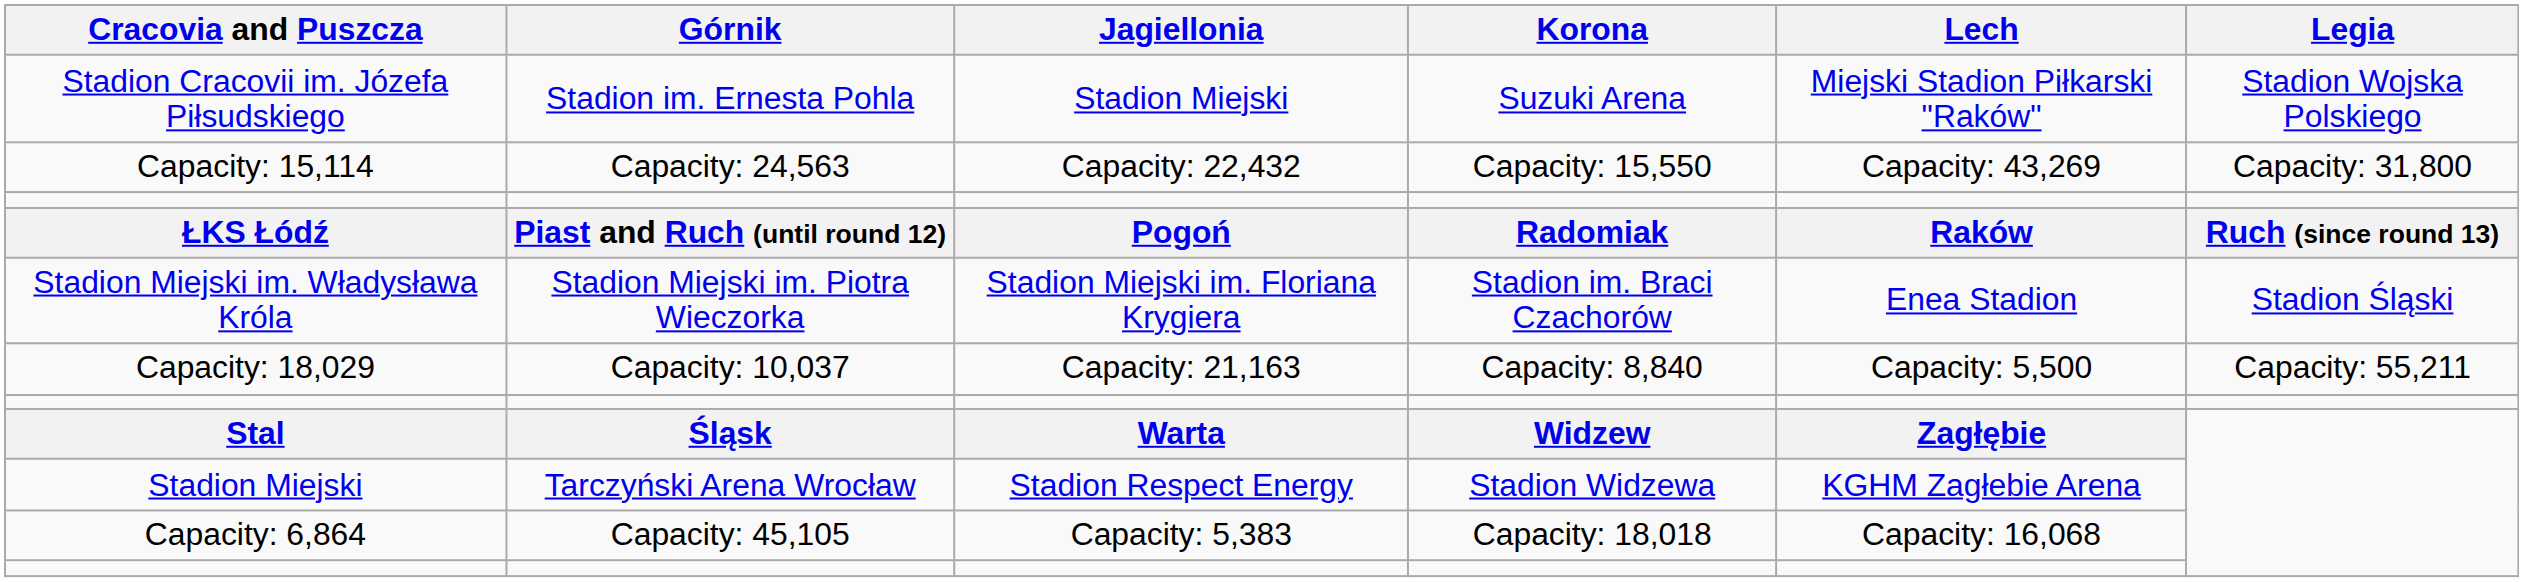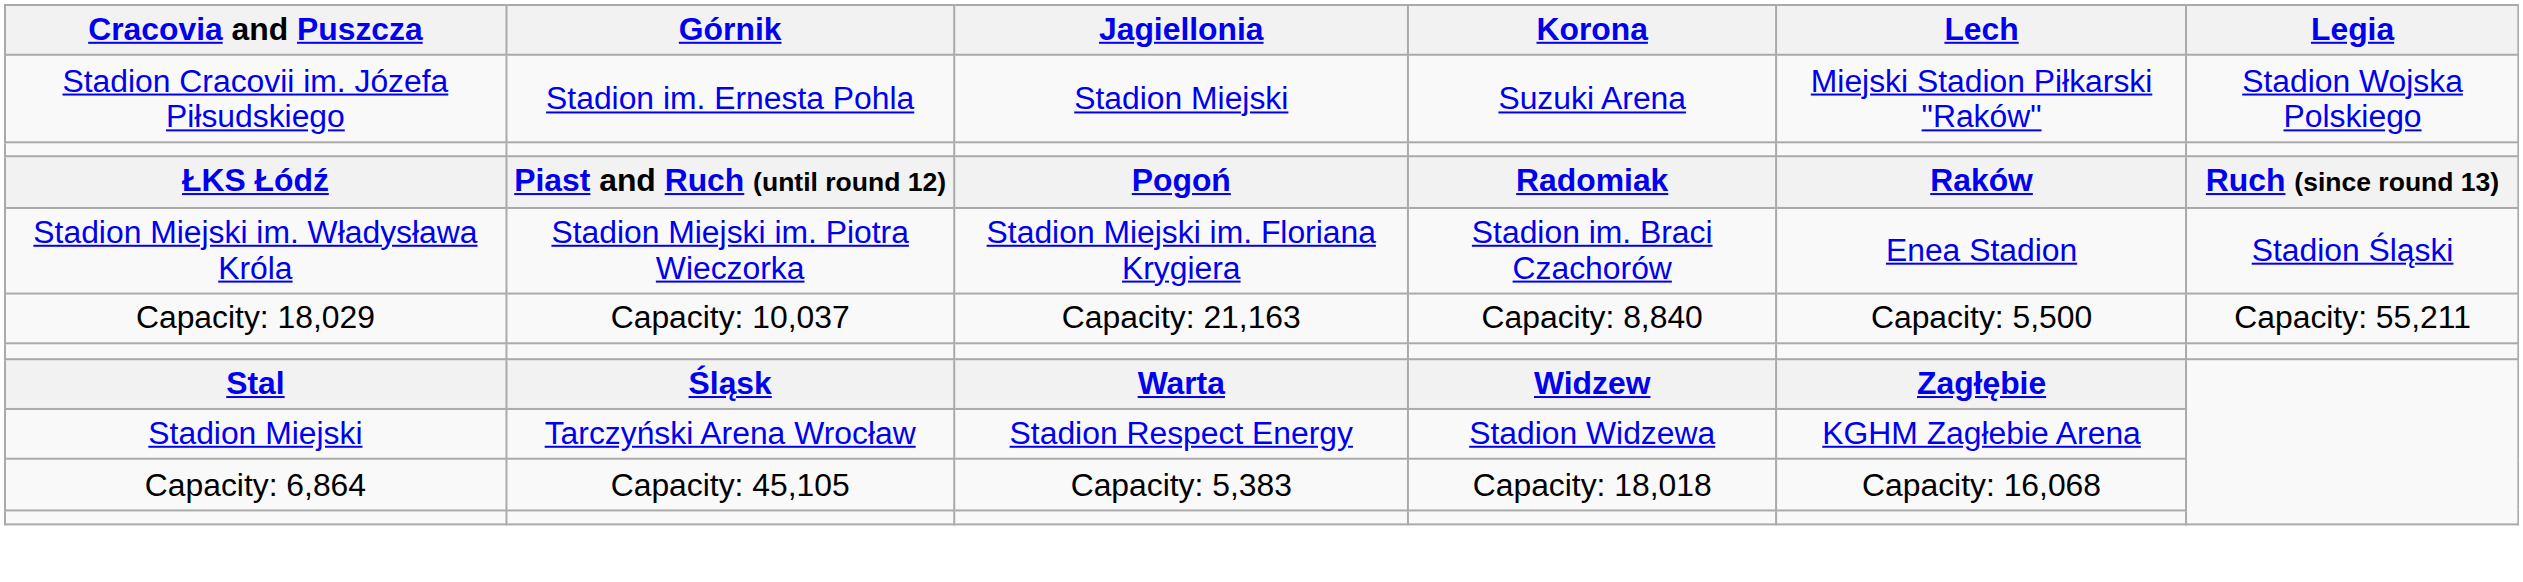- row: (255, 166)
